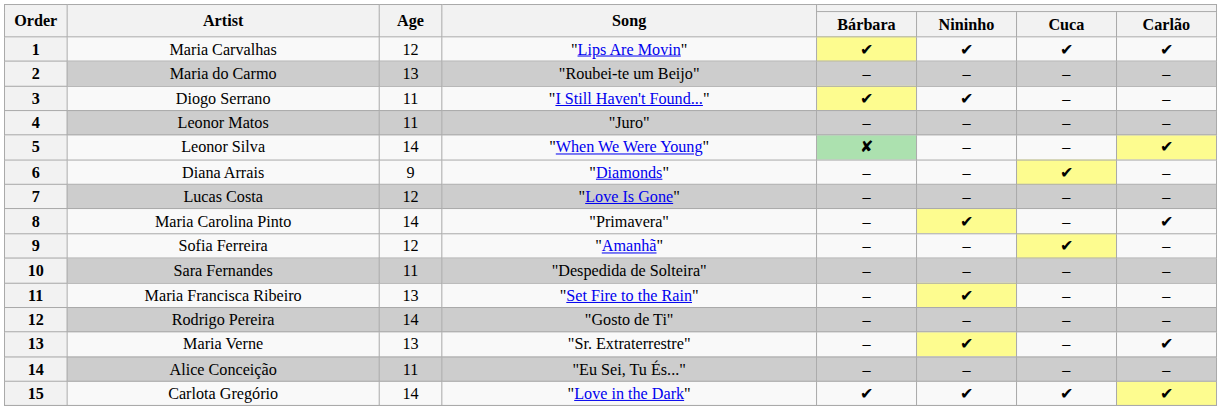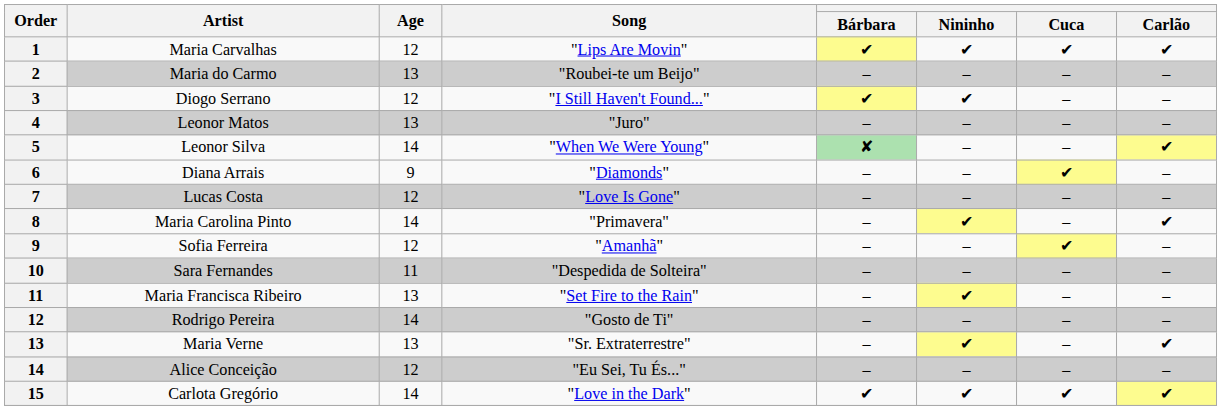(411, 98) 11 -> (411, 98) 12
(411, 123) 11 -> (411, 123) 13
(411, 369) 11 -> (411, 369) 12
